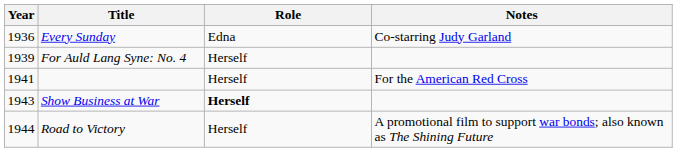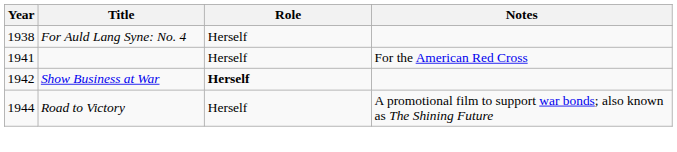- row: (78, 36)
(21, 57) 1939 -> (21, 36) 1938
(21, 100) 1943 -> (21, 79) 1942
